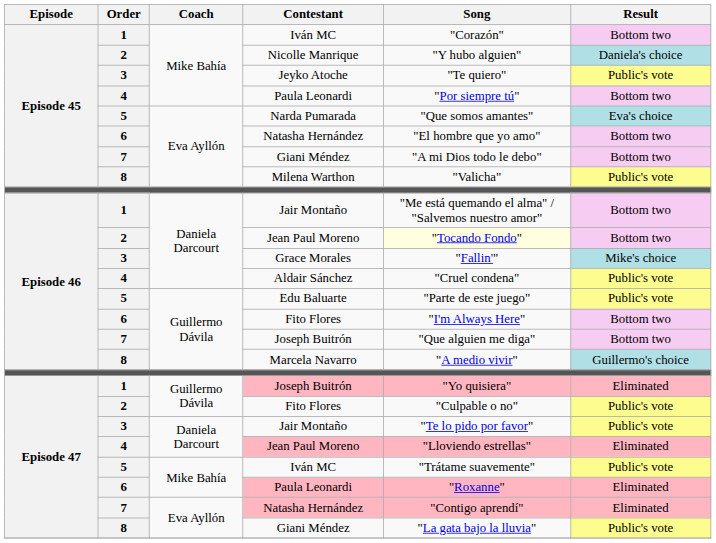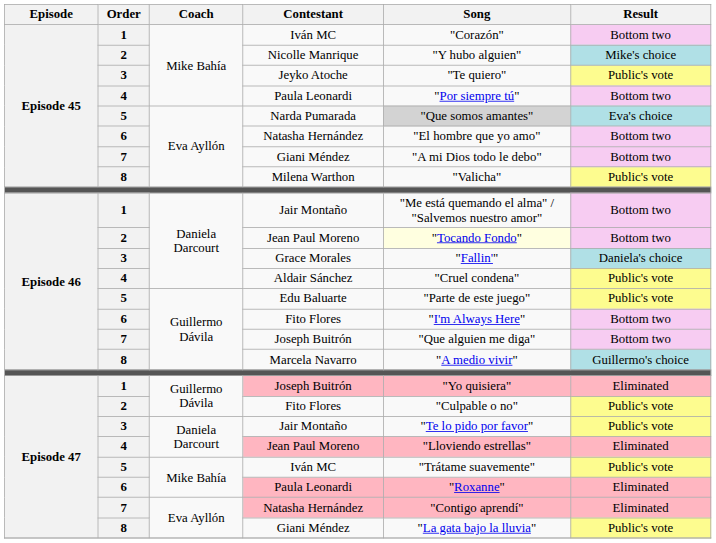(641, 55) Daniela's choice -> (641, 55) Mike's choice
(477, 116) no background -> (477, 116) lightgrey background
(641, 258) Mike's choice -> (641, 258) Daniela's choice
